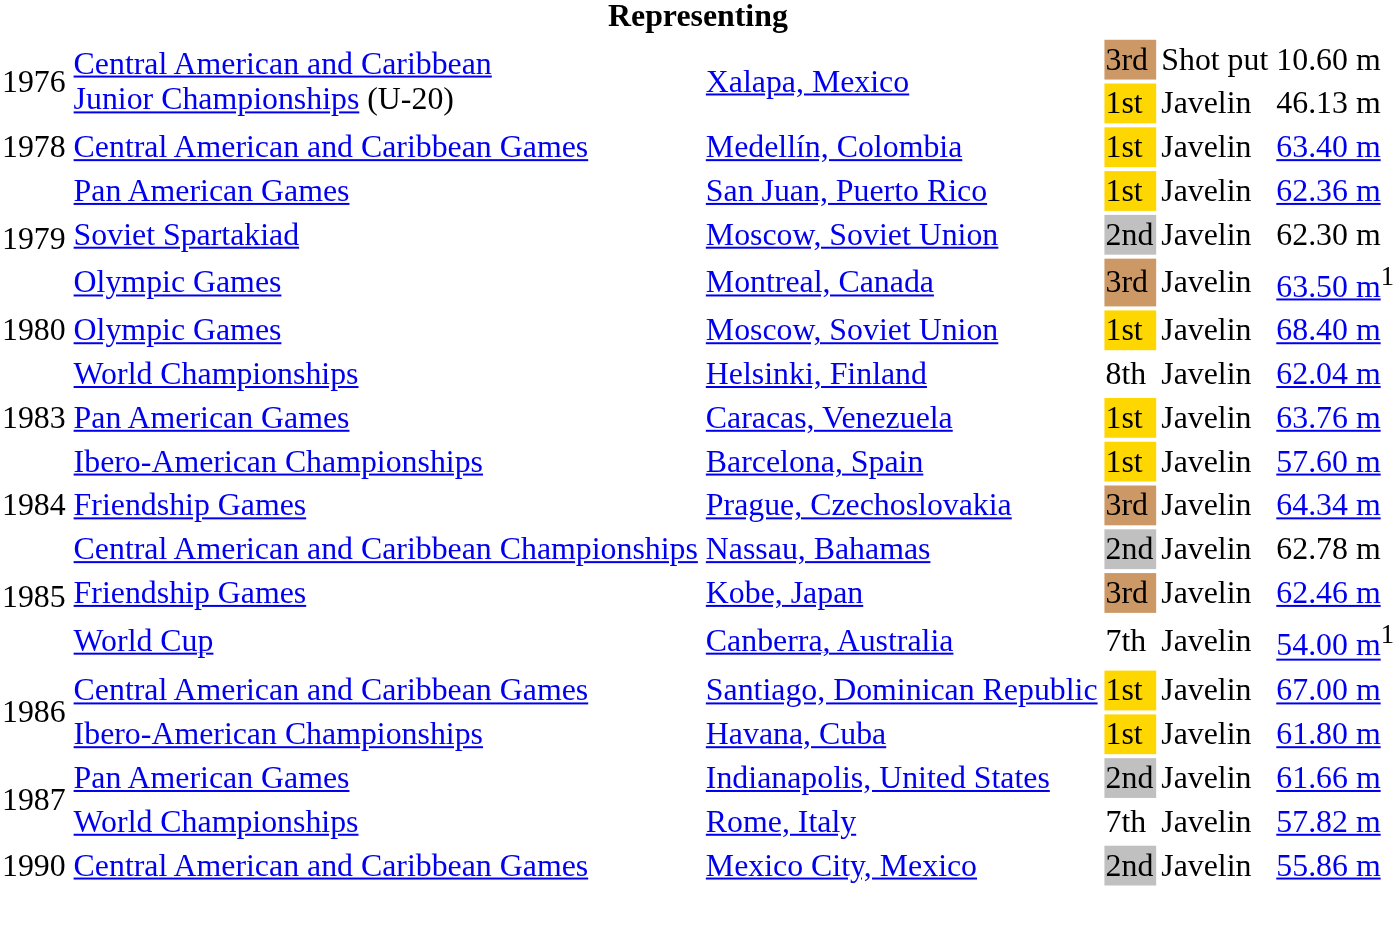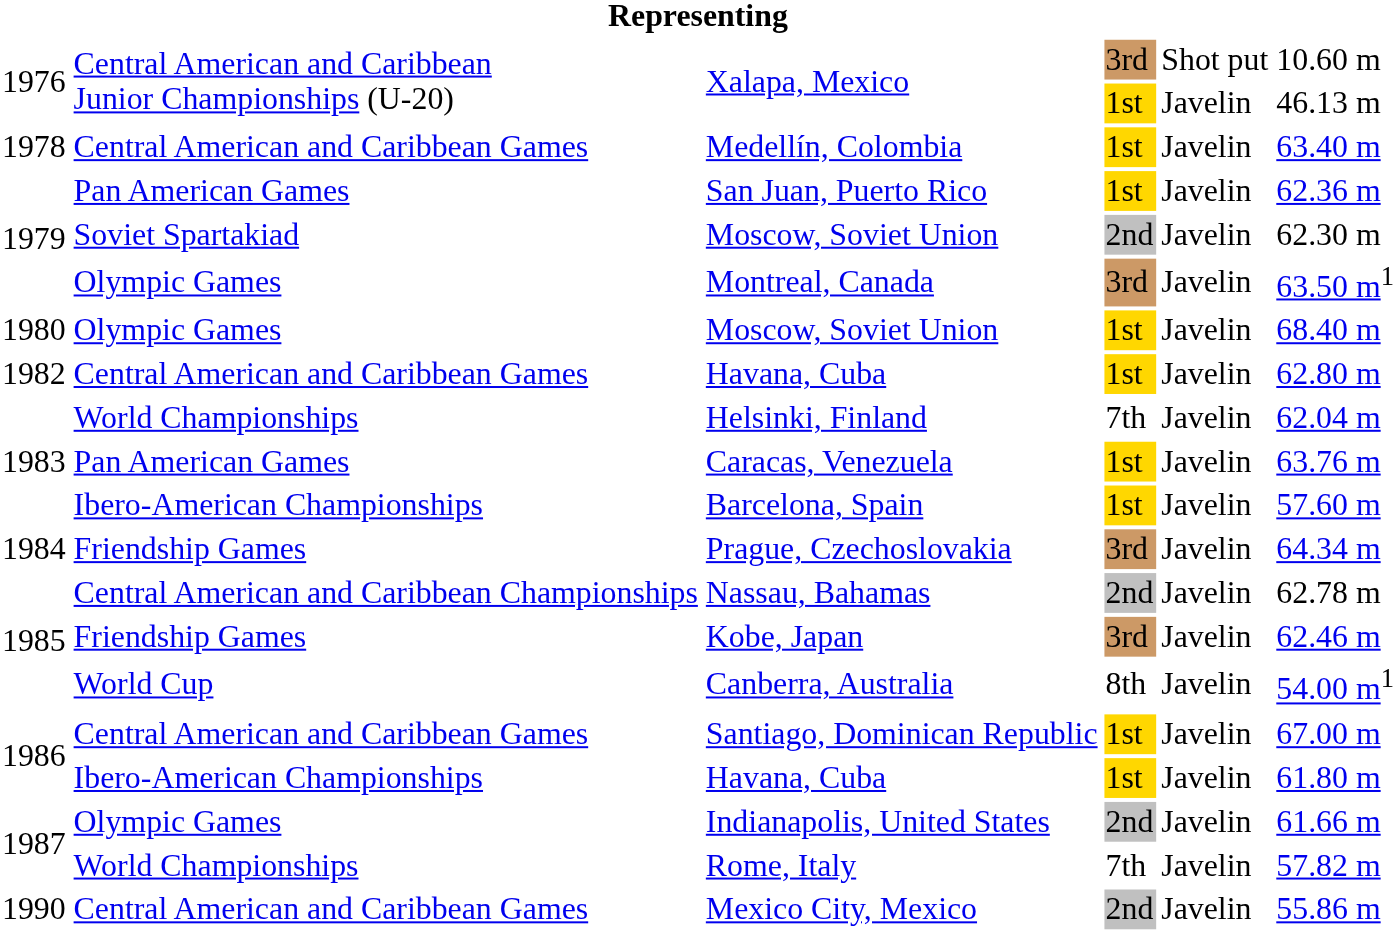+ row: (34, 374)
(1126, 374) 8th -> (1126, 418) 7th
(1126, 641) 7th -> (1126, 684) 8th
(212, 776) Pan American Games -> (178, 820) Olympic Games
